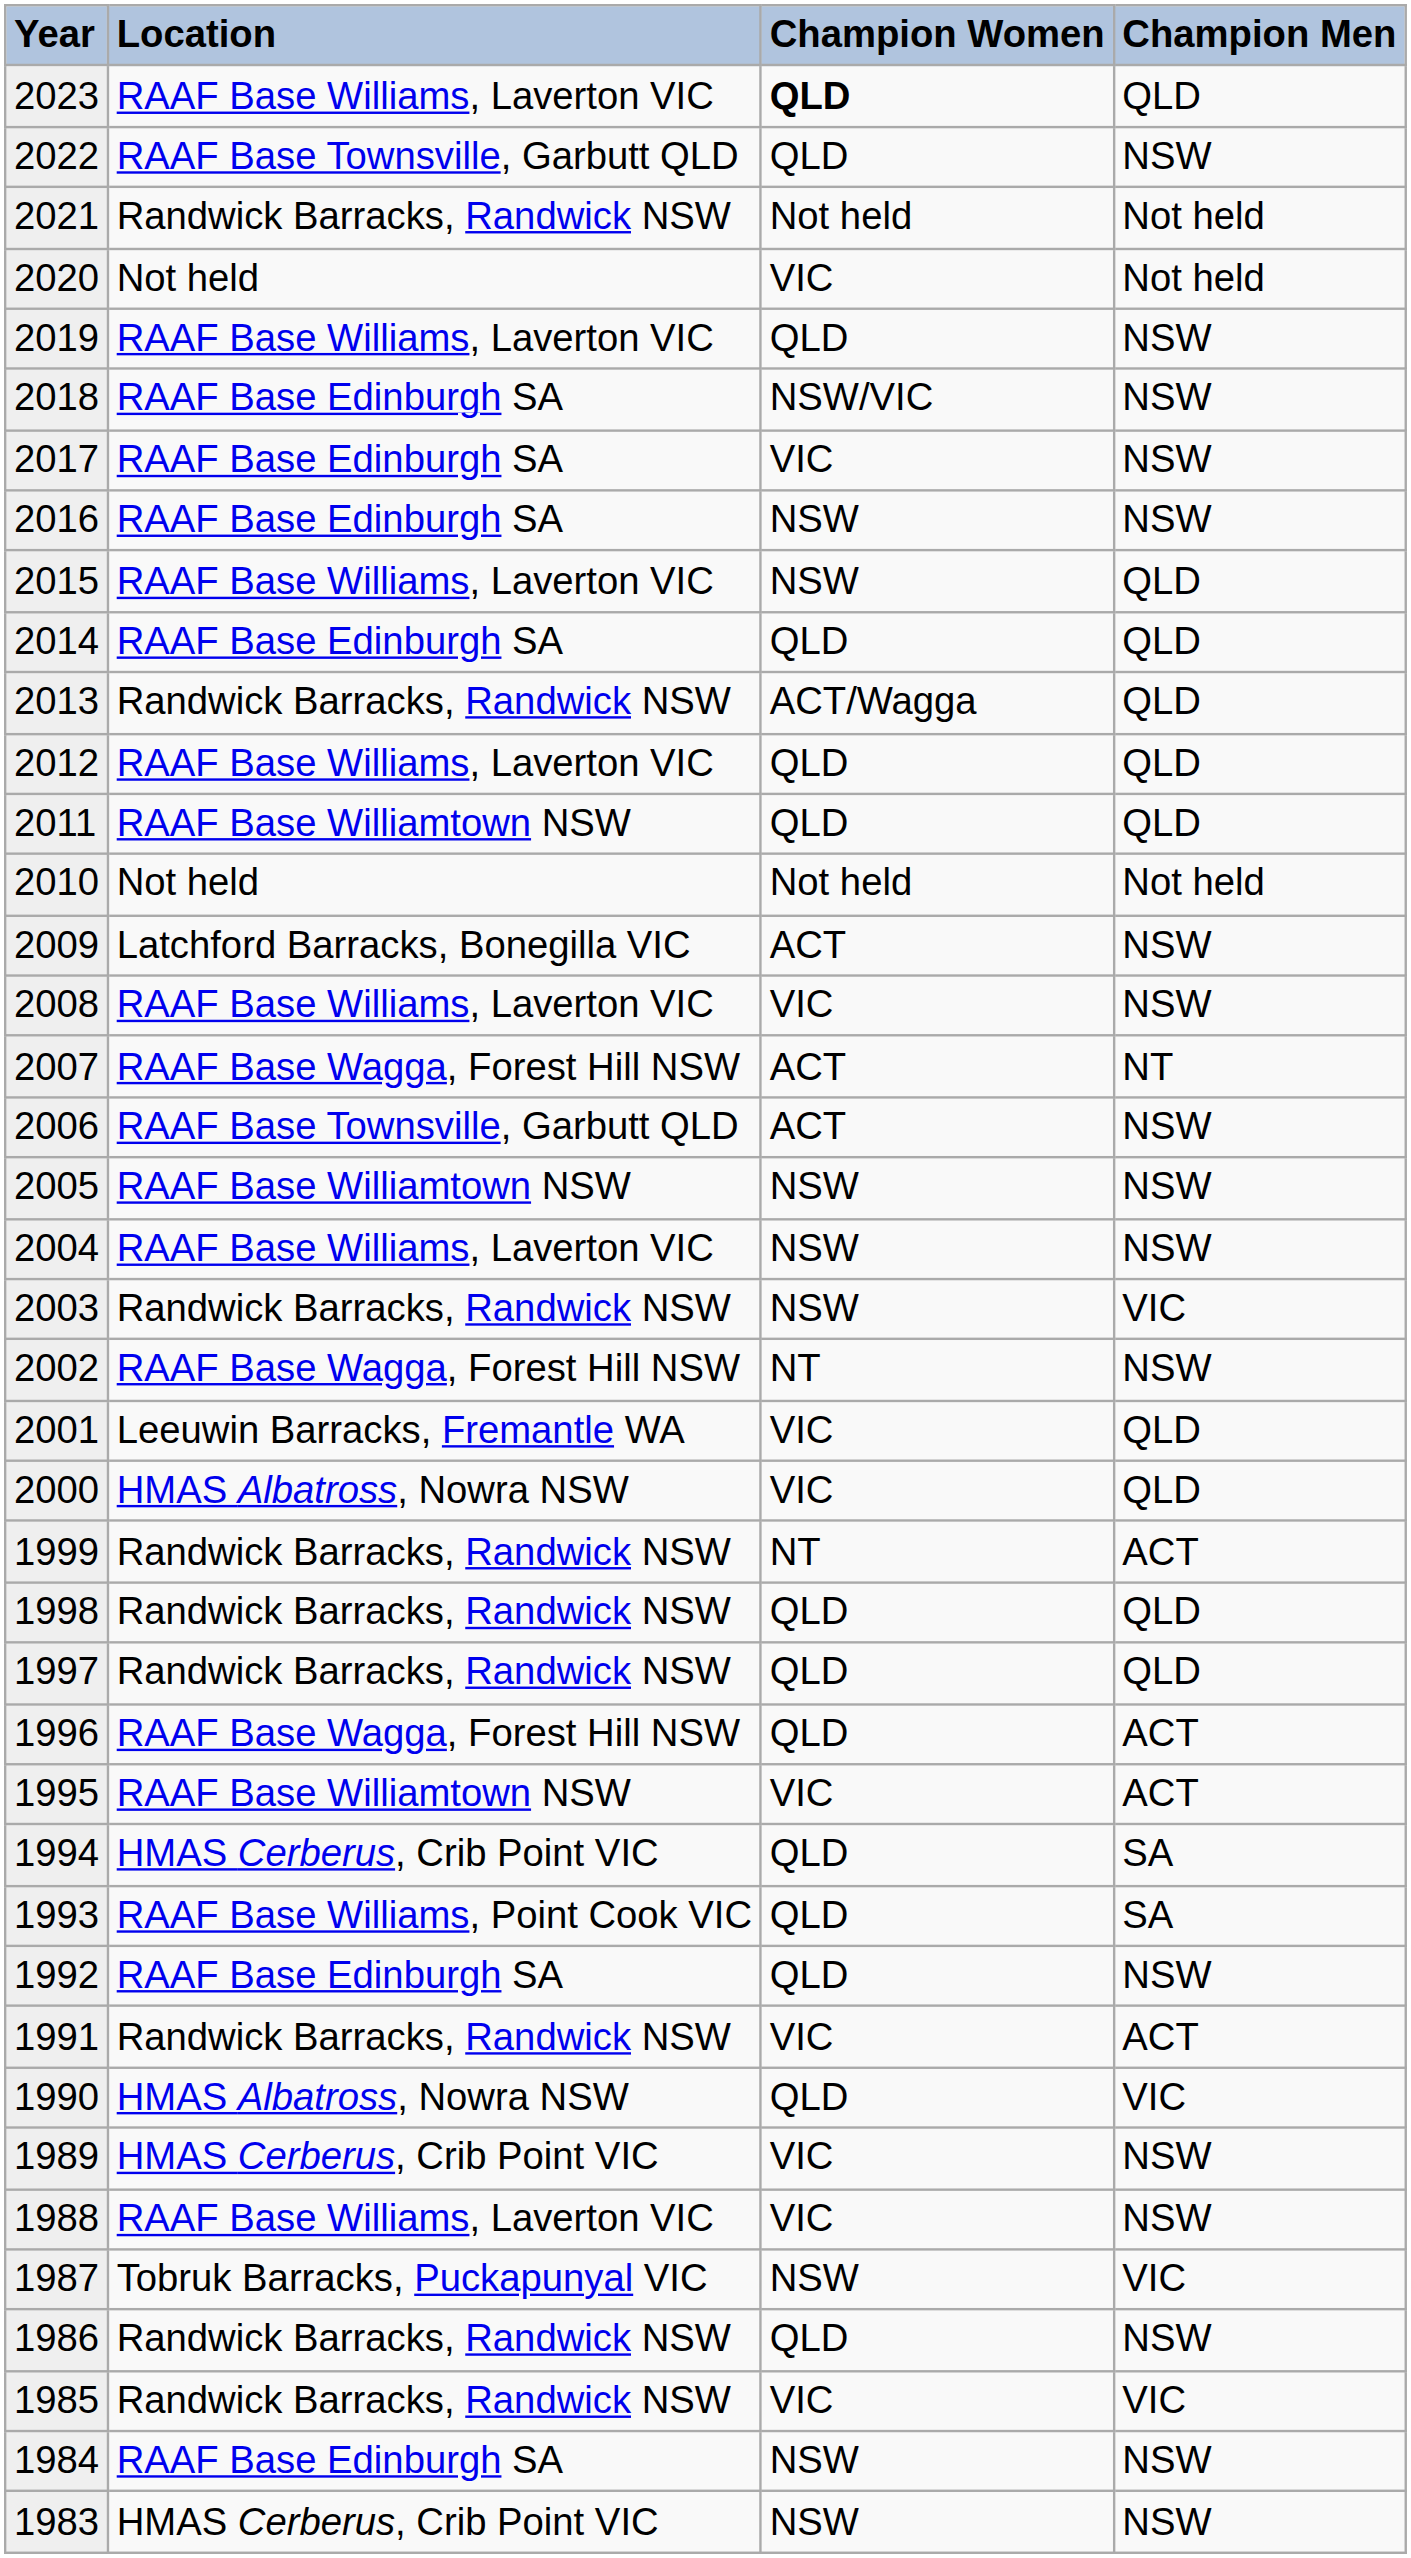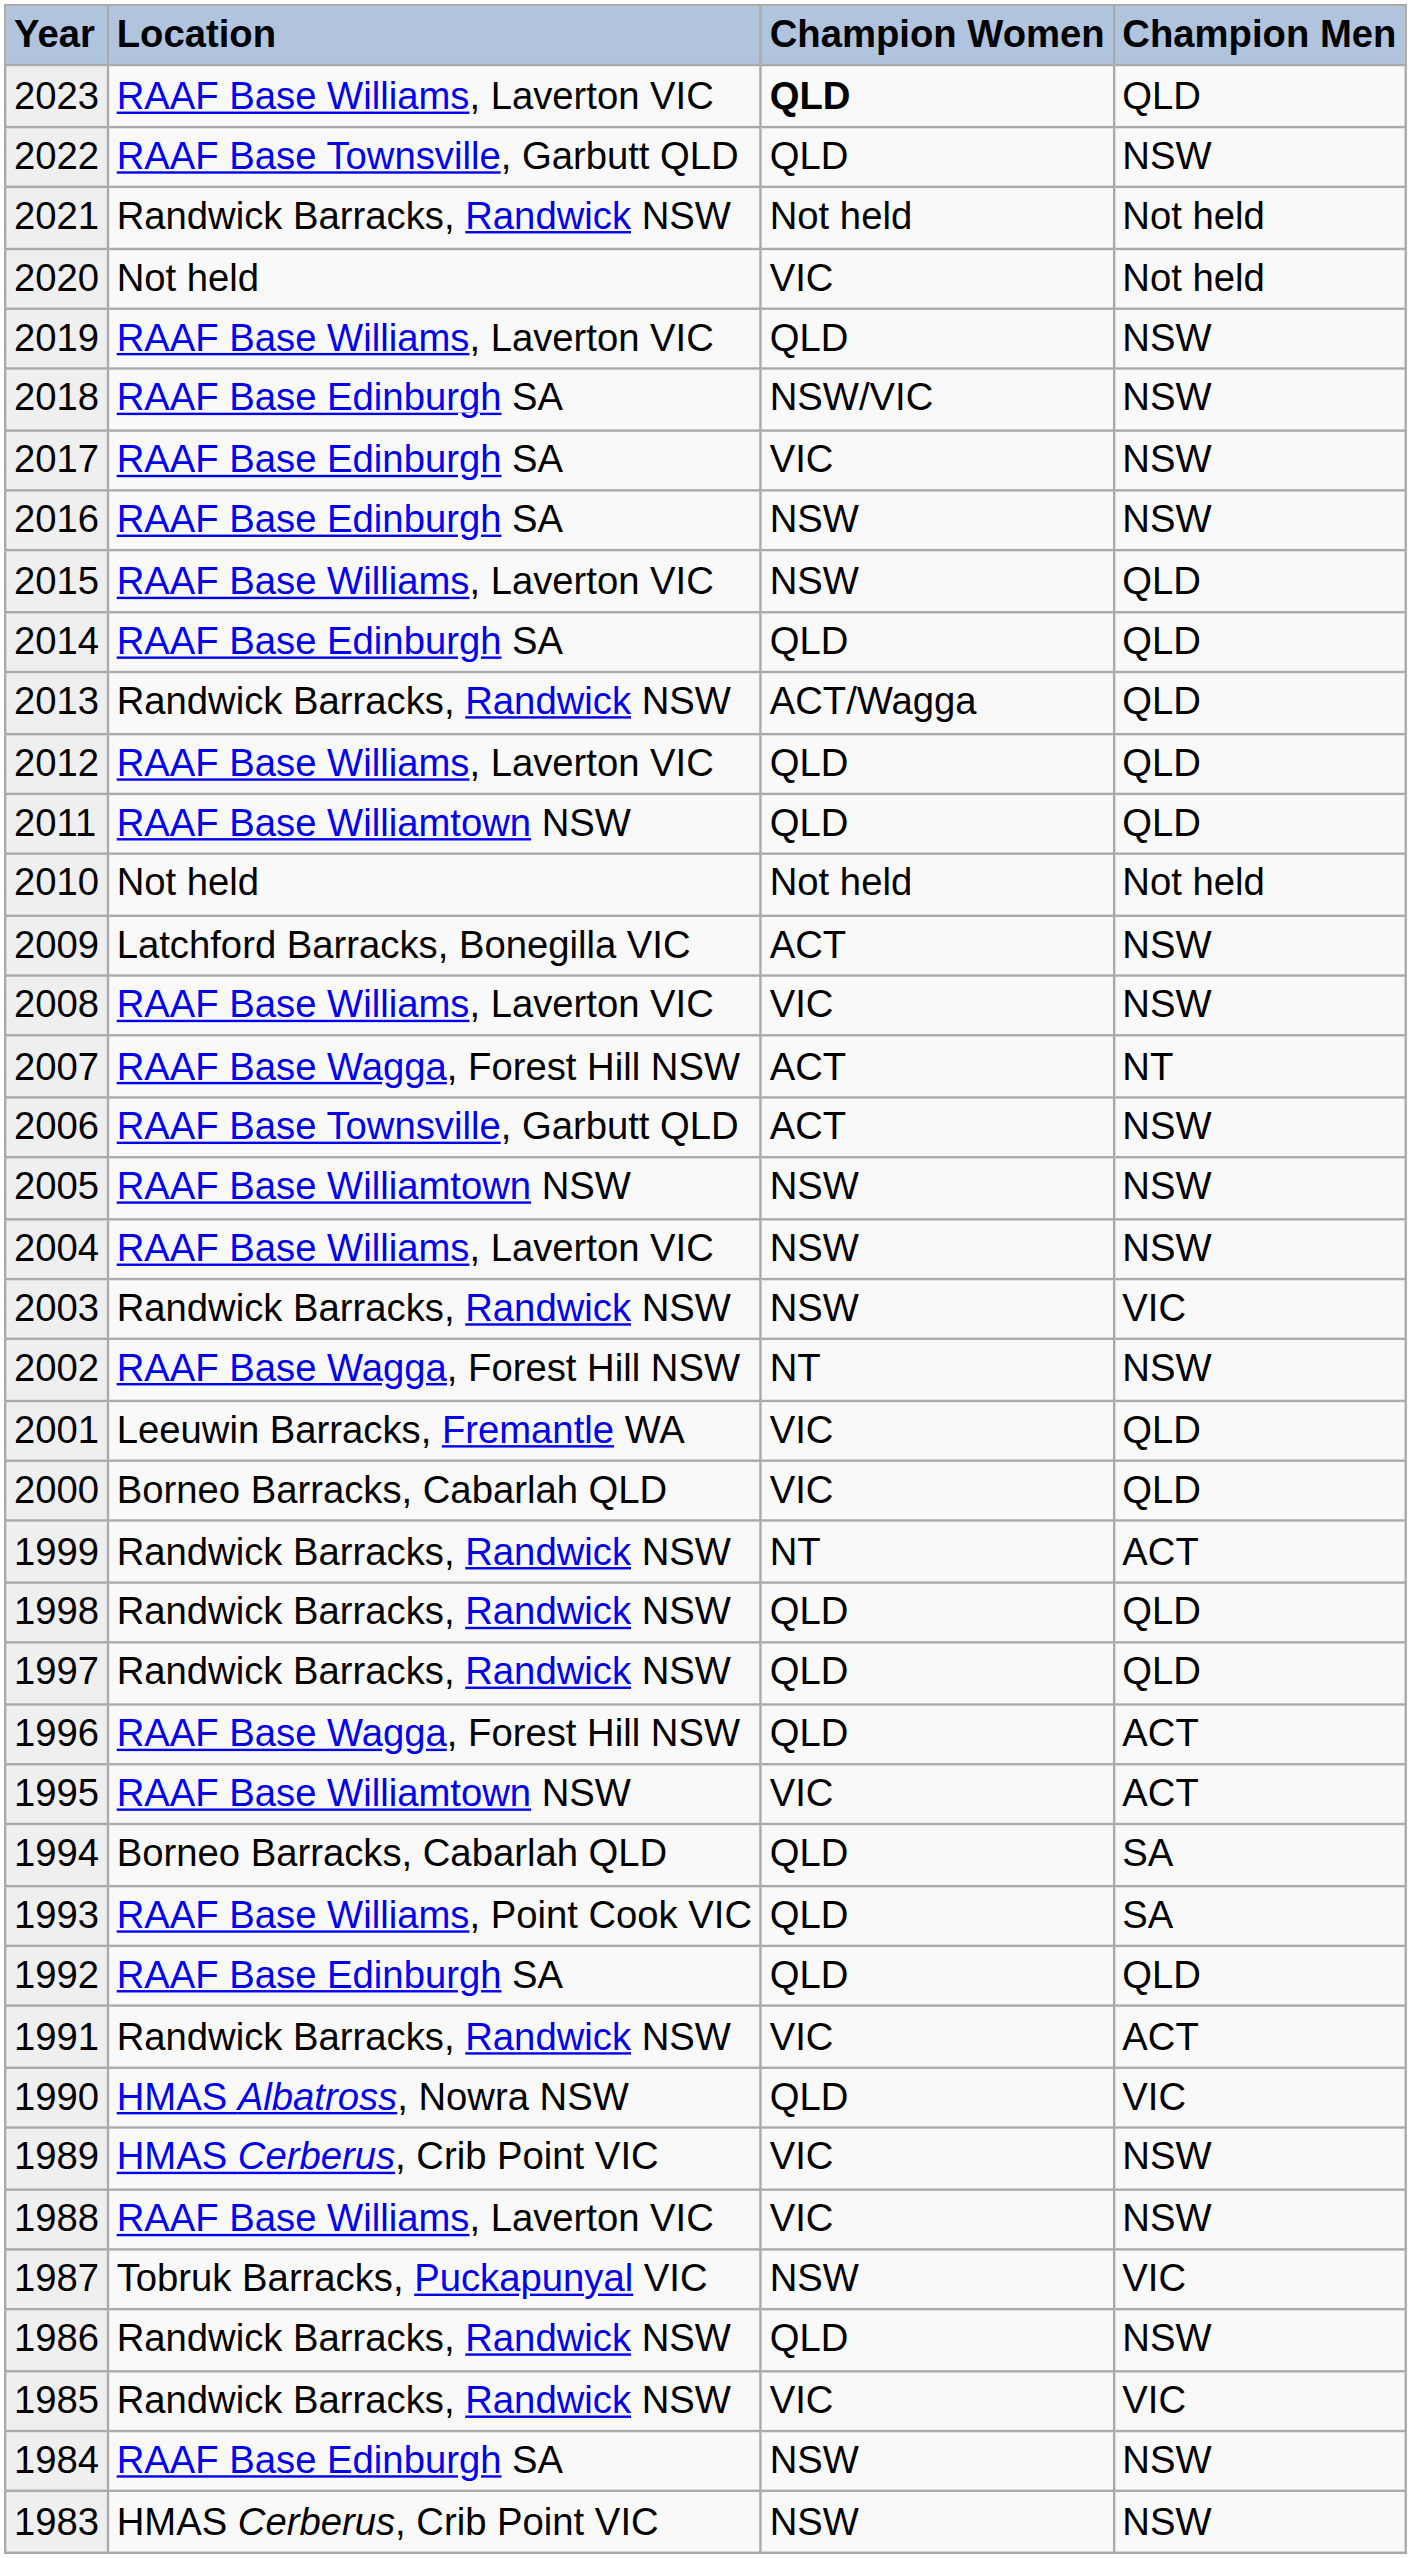(373, 1490) HMAS Albatross, Nowra NSW -> (392, 1490) Borneo Barracks, Cabarlah QLD
(388, 1854) HMAS Cerberus, Crib Point VIC -> (392, 1854) Borneo Barracks, Cabarlah QLD
(1167, 1975) NSW -> (1162, 1975) QLD
